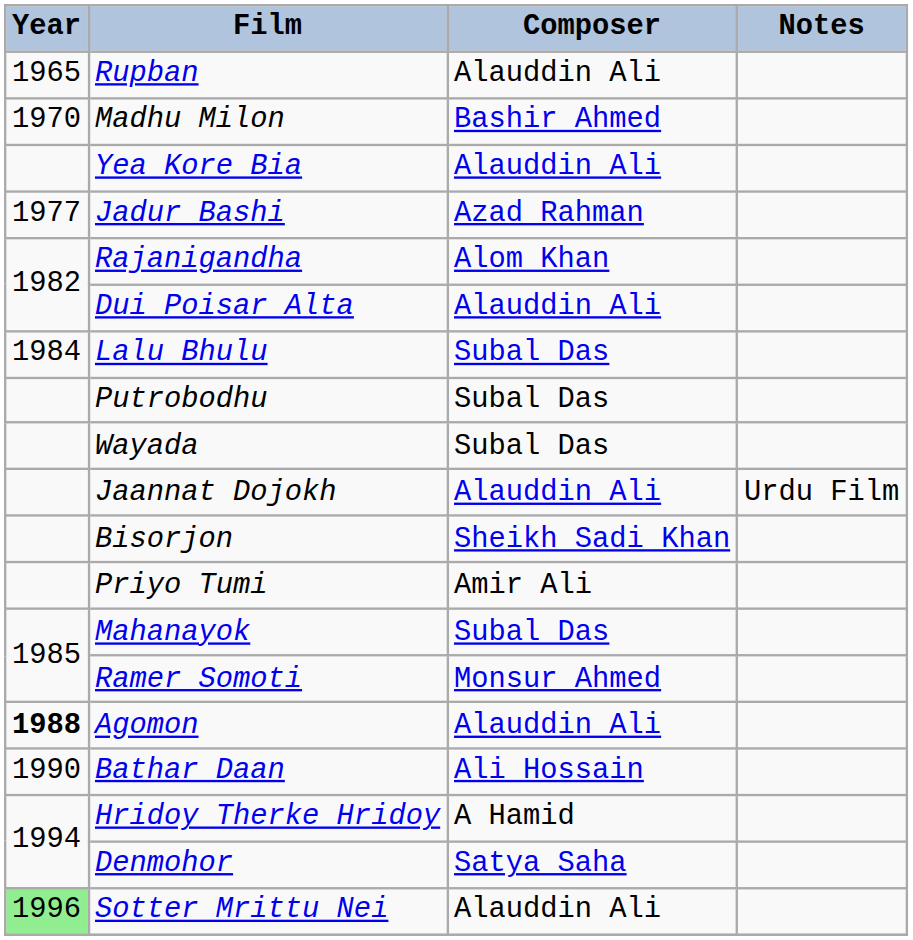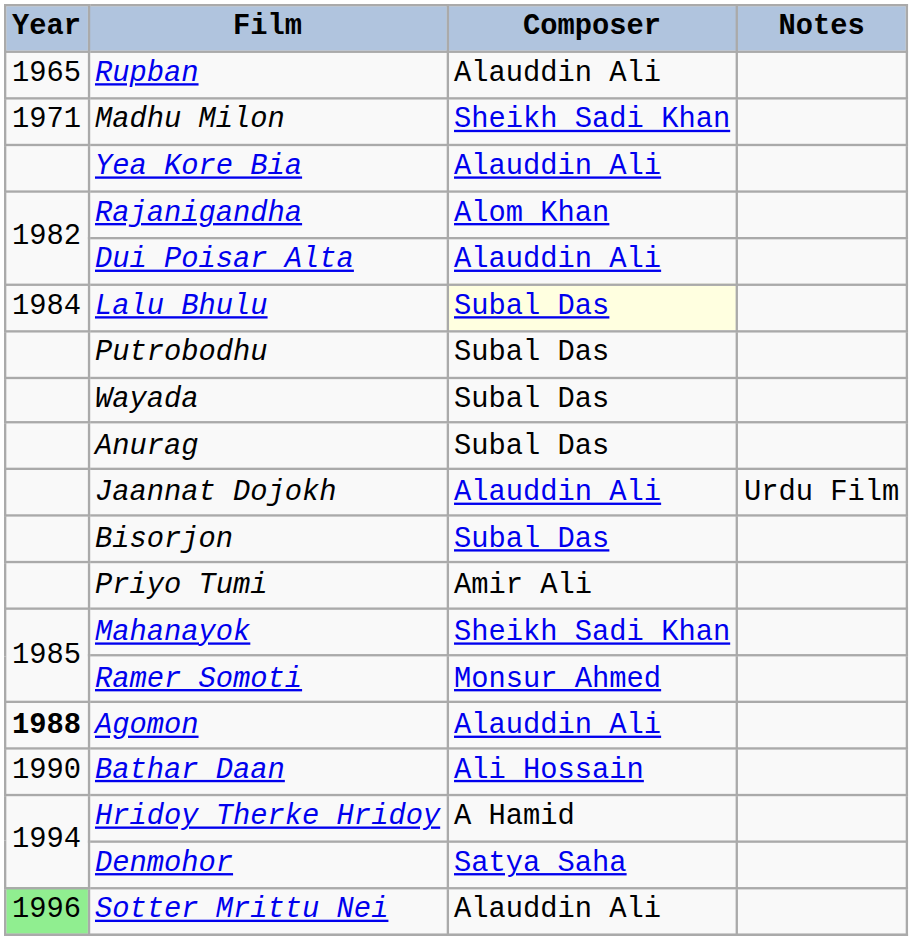(47, 122) 1970 -> (47, 122) 1971
(558, 122) Bashir Ahmed -> (592, 122) Sheikh Sadi Khan
- row: (190, 215)
(532, 354) no background -> (532, 307) lightyellow background
+ row: (147, 447)
(592, 540) Sheikh Sadi Khan -> (532, 540) Subal Das
(532, 633) Subal Das -> (592, 633) Sheikh Sadi Khan
